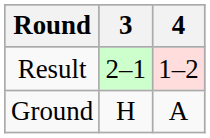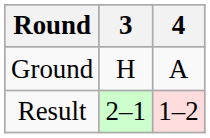rows swapped: (52, 111) <-> (52, 68)
